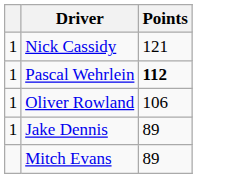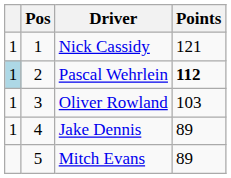+ column: (38, 18)
(13, 74) no background -> (13, 74) lightblue background
(155, 102) 106 -> (189, 102) 103
